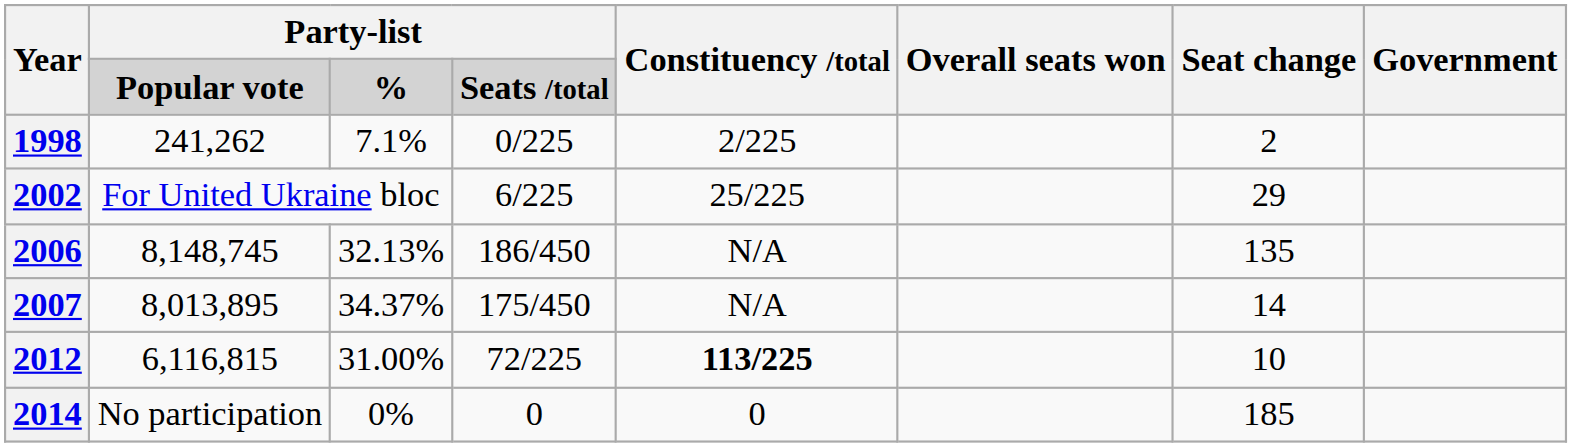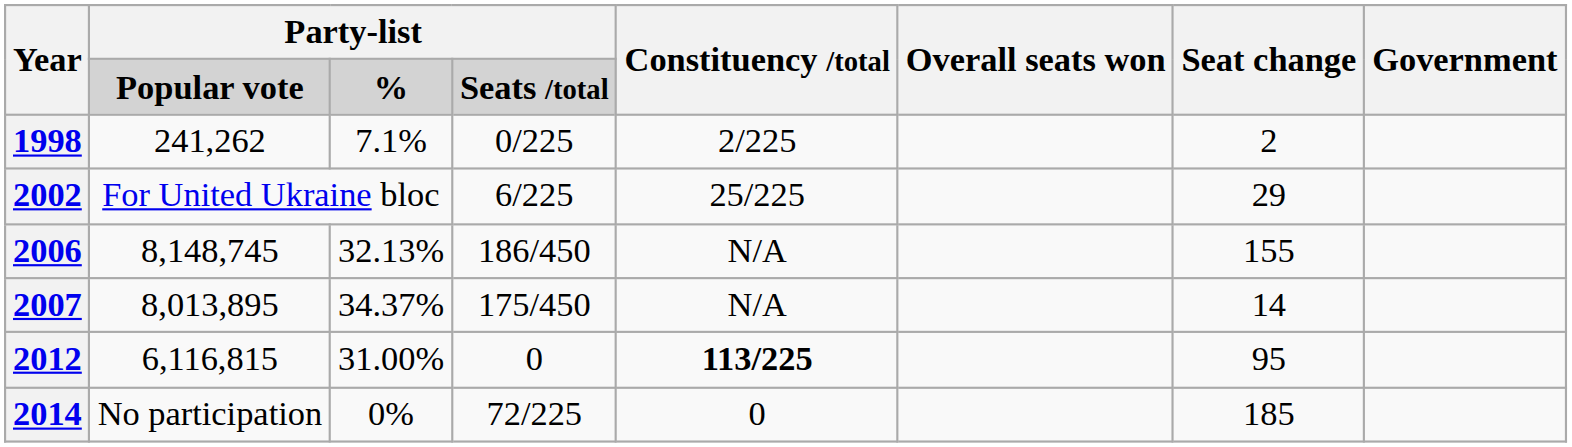(1269, 250) 135 -> (1269, 250) 155
(534, 359) 72/225 -> (534, 359) 0
(1269, 359) 10 -> (1269, 359) 95
(534, 413) 0 -> (534, 413) 72/225
